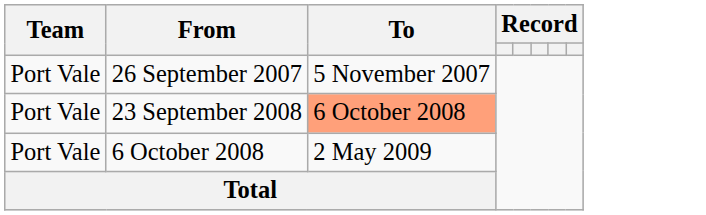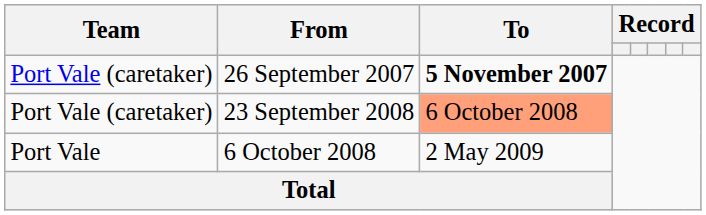(55, 74) Port Vale -> (111, 74) Port Vale (caretaker)
(402, 74) normal -> (516, 74) bold
(55, 112) Port Vale -> (111, 112) Port Vale (caretaker)
